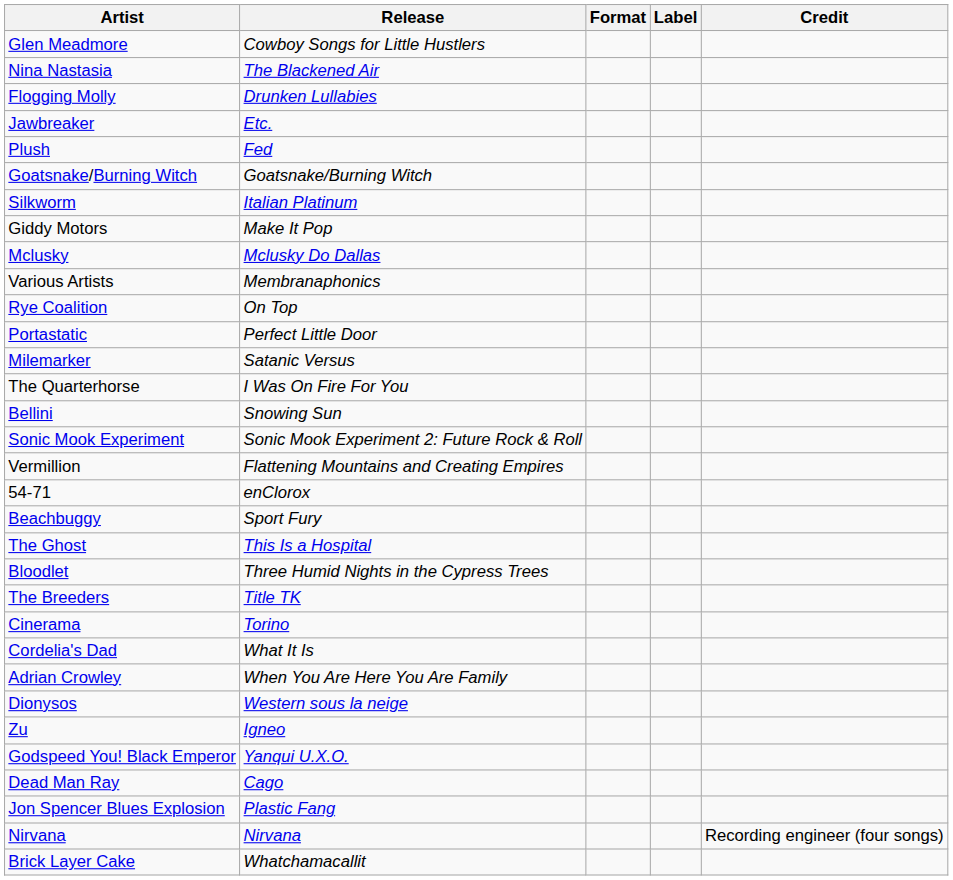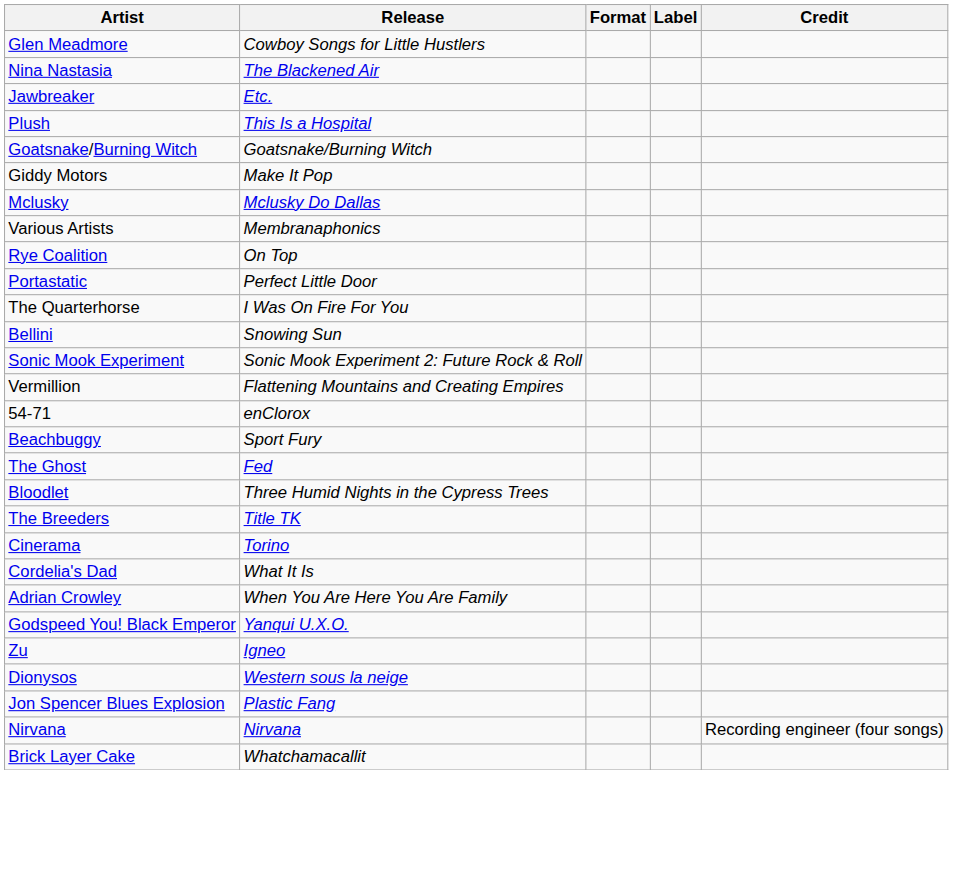- row: (62, 96)
(258, 149) Fed -> (307, 123) This Is a Hospital
- row: (42, 202)
- row: (50, 360)
(307, 545) This Is a Hospital -> (258, 466) Fed
rows swapped: (122, 756) <-> (43, 703)
- row: (64, 783)
